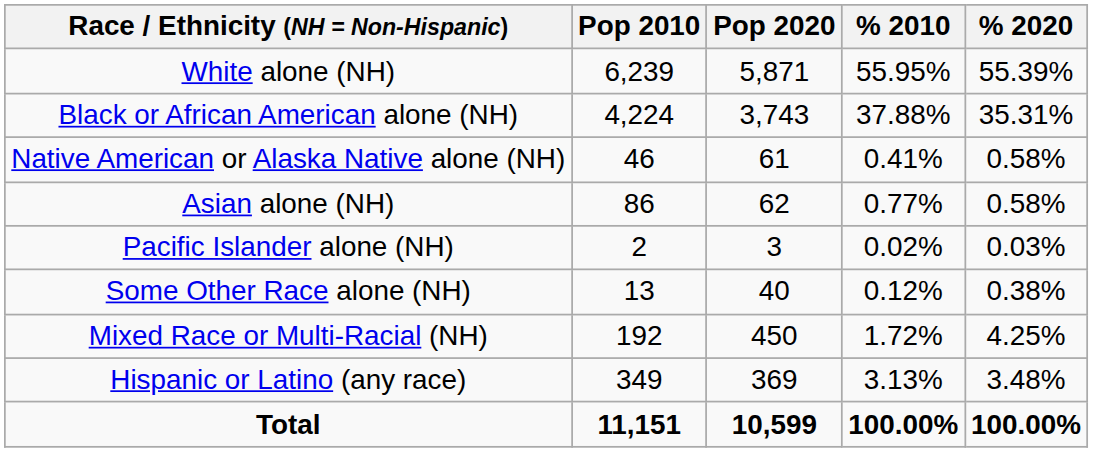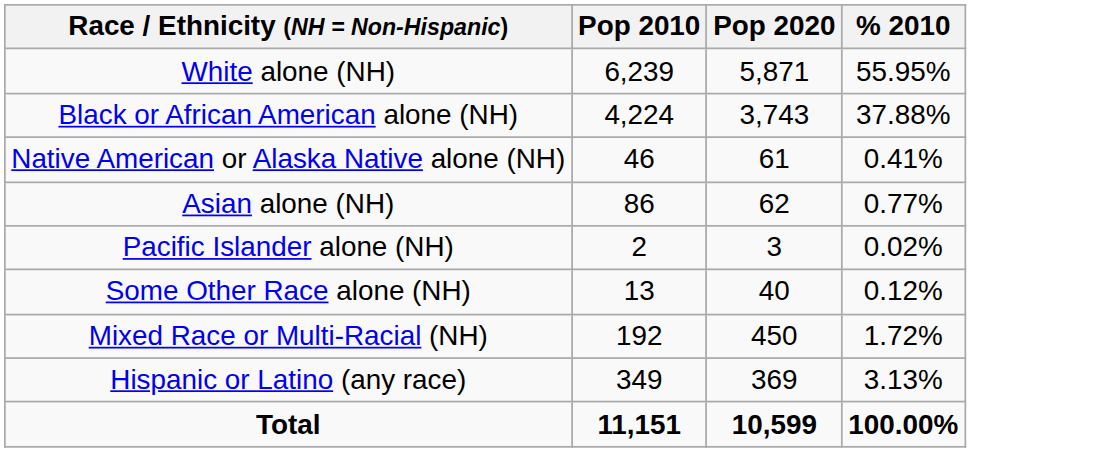- column: (1026, 26)
